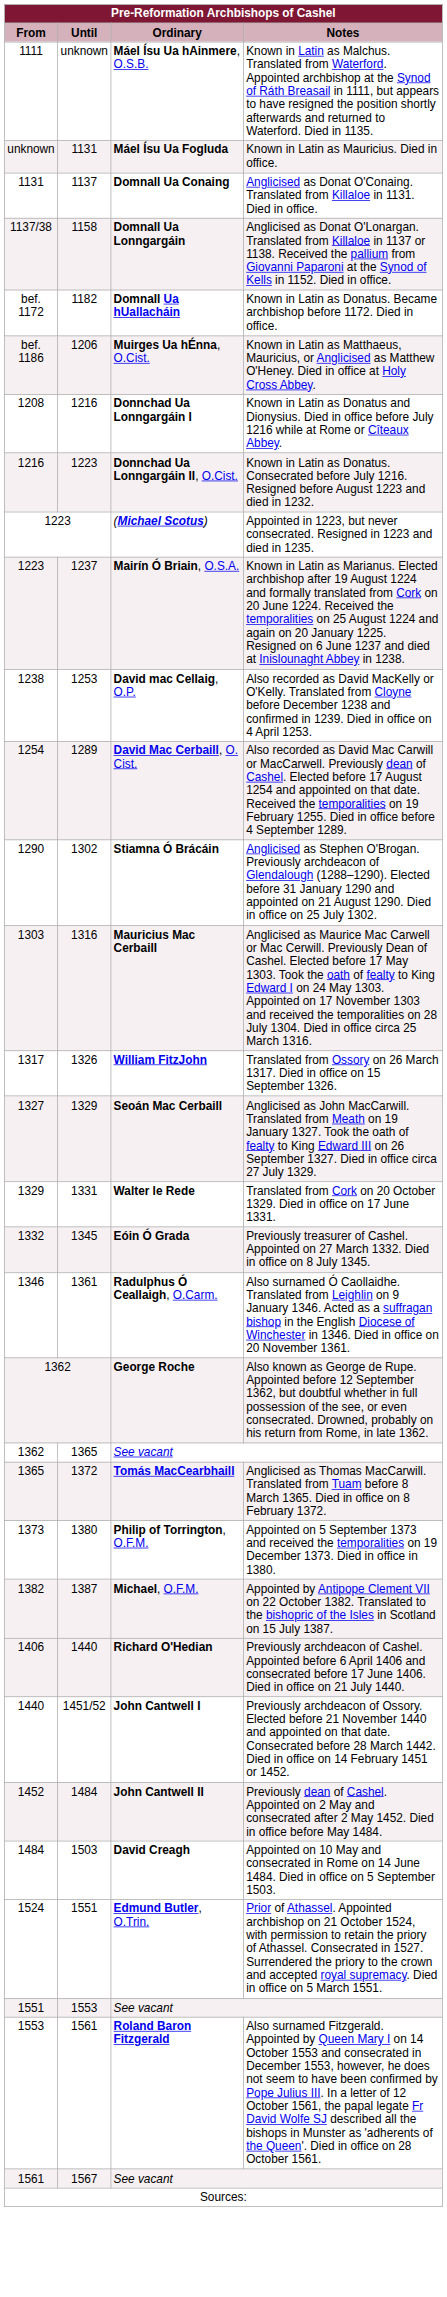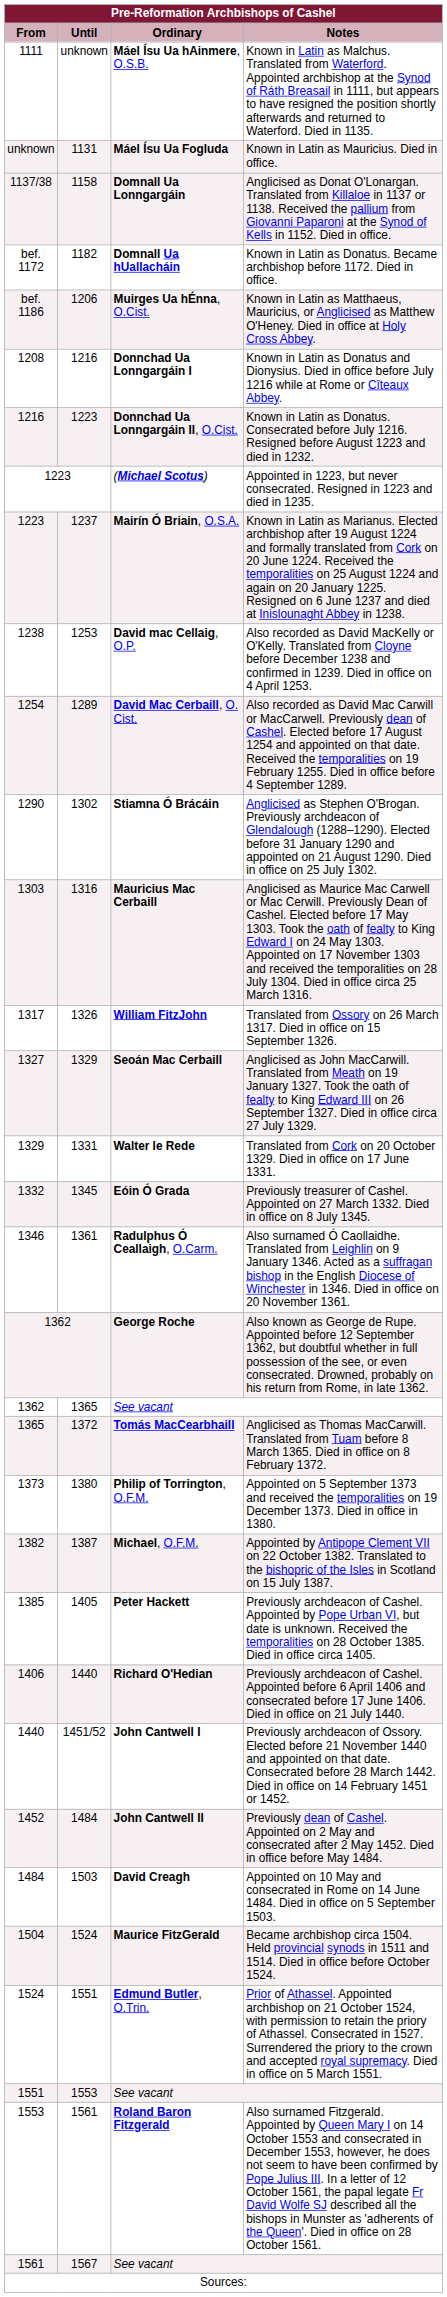- row: (84, 182)
+ row: (84, 1602)
+ row: (84, 1935)
